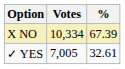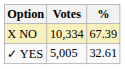(64, 53) 7,005 -> (64, 53) 5,005
